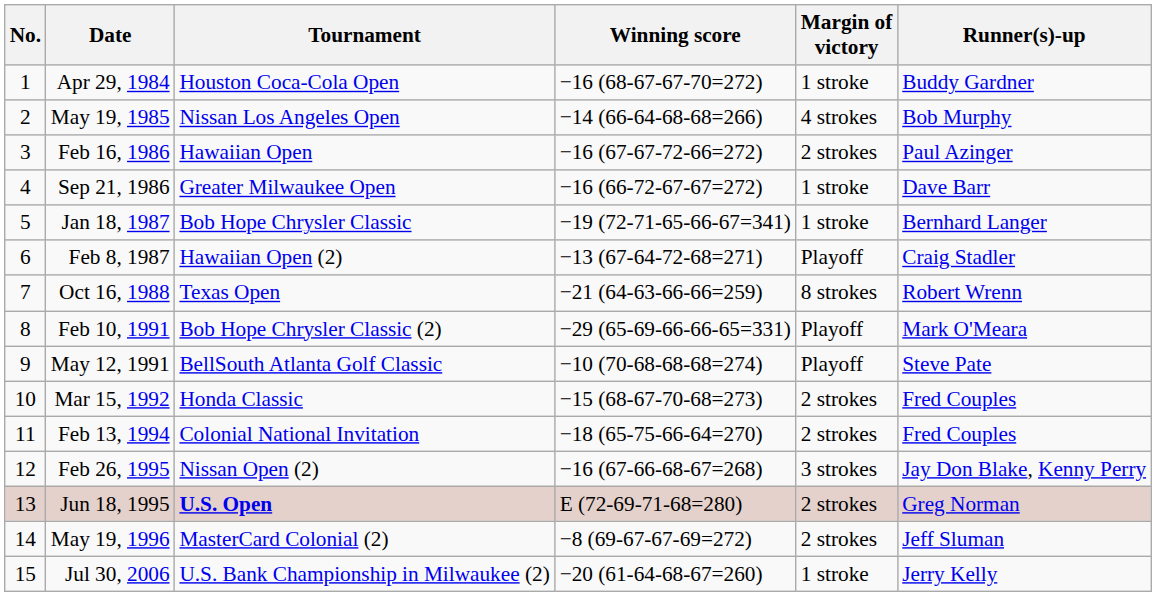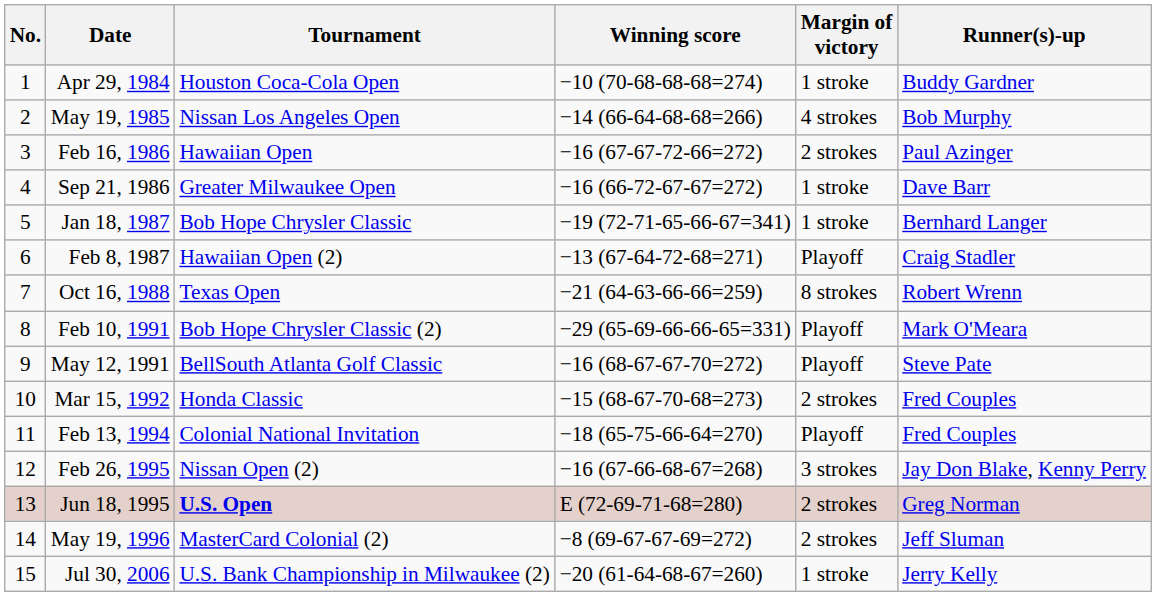(661, 82) −16 (68-67-67-70=272) -> (661, 82) −10 (70-68-68-68=274)
(661, 363) −10 (70-68-68-68=274) -> (661, 363) −16 (68-67-67-70=272)
(839, 433) 2 strokes -> (832, 433) Playoff
